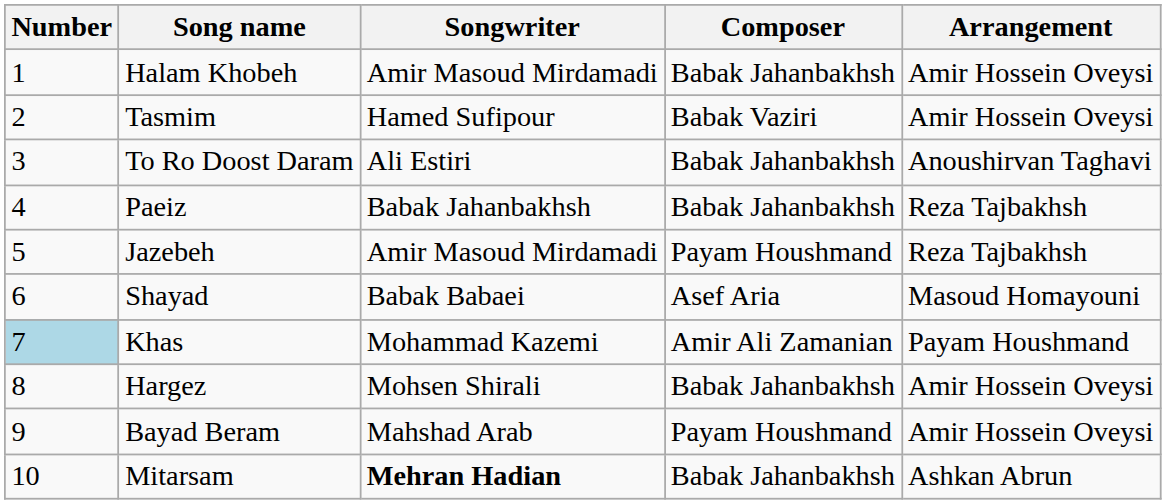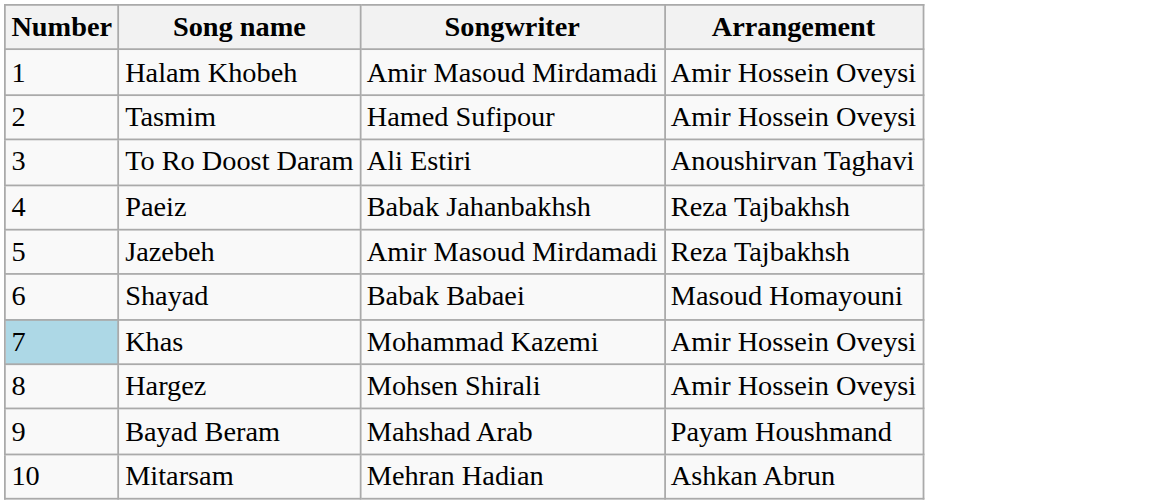- column: (783, 26)
(1019, 341) Payam Houshmand -> (794, 341) Amir Hossein Oveysi
(1031, 431) Amir Hossein Oveysi -> (781, 431) Payam Houshmand
(464, 476) bold -> (455, 476) normal
